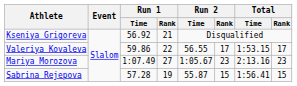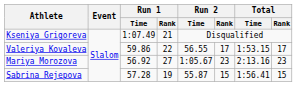(139, 35) 56.92 -> (139, 35) 1:07.49
(139, 62) 1:07.49 -> (139, 62) 56.92
